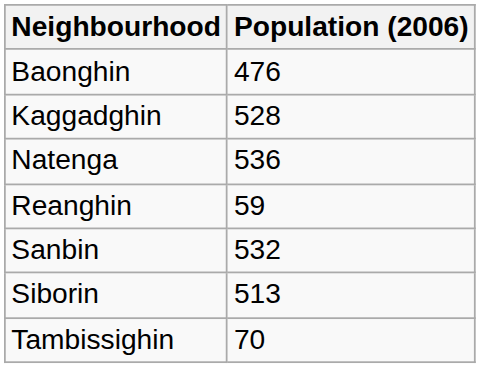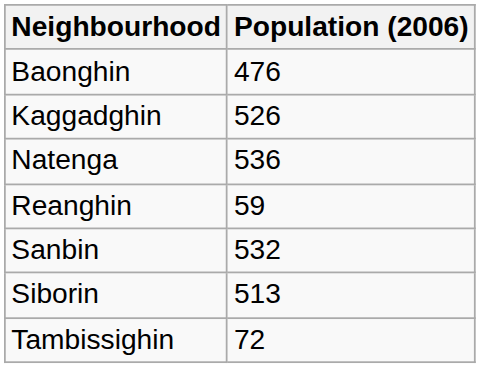(257, 116) 528 -> (257, 116) 526
(250, 339) 70 -> (250, 339) 72
